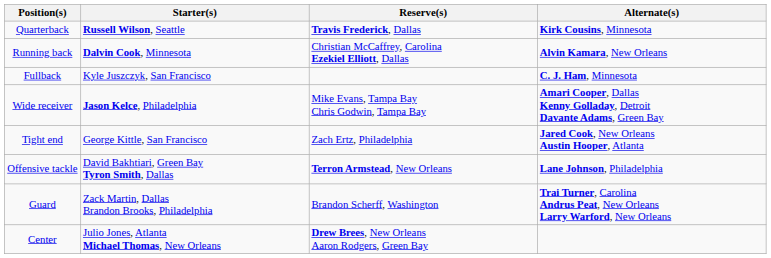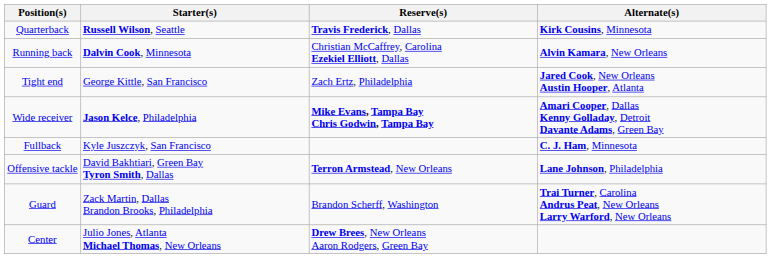rows swapped: (42, 76) <-> (42, 140)
(369, 105) normal -> (372, 117) bold
